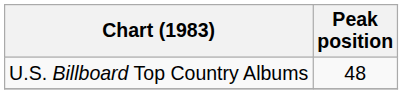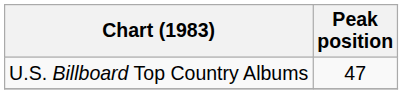(355, 72) 48 -> (355, 72) 47
